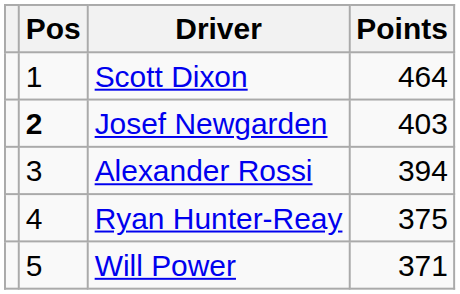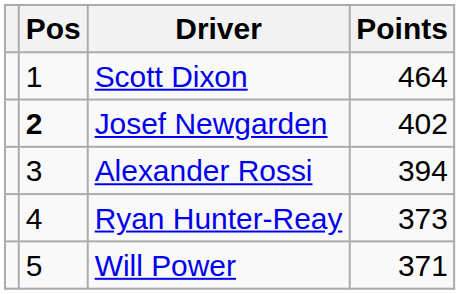(423, 124) 403 -> (423, 124) 402
(423, 218) 375 -> (423, 218) 373
